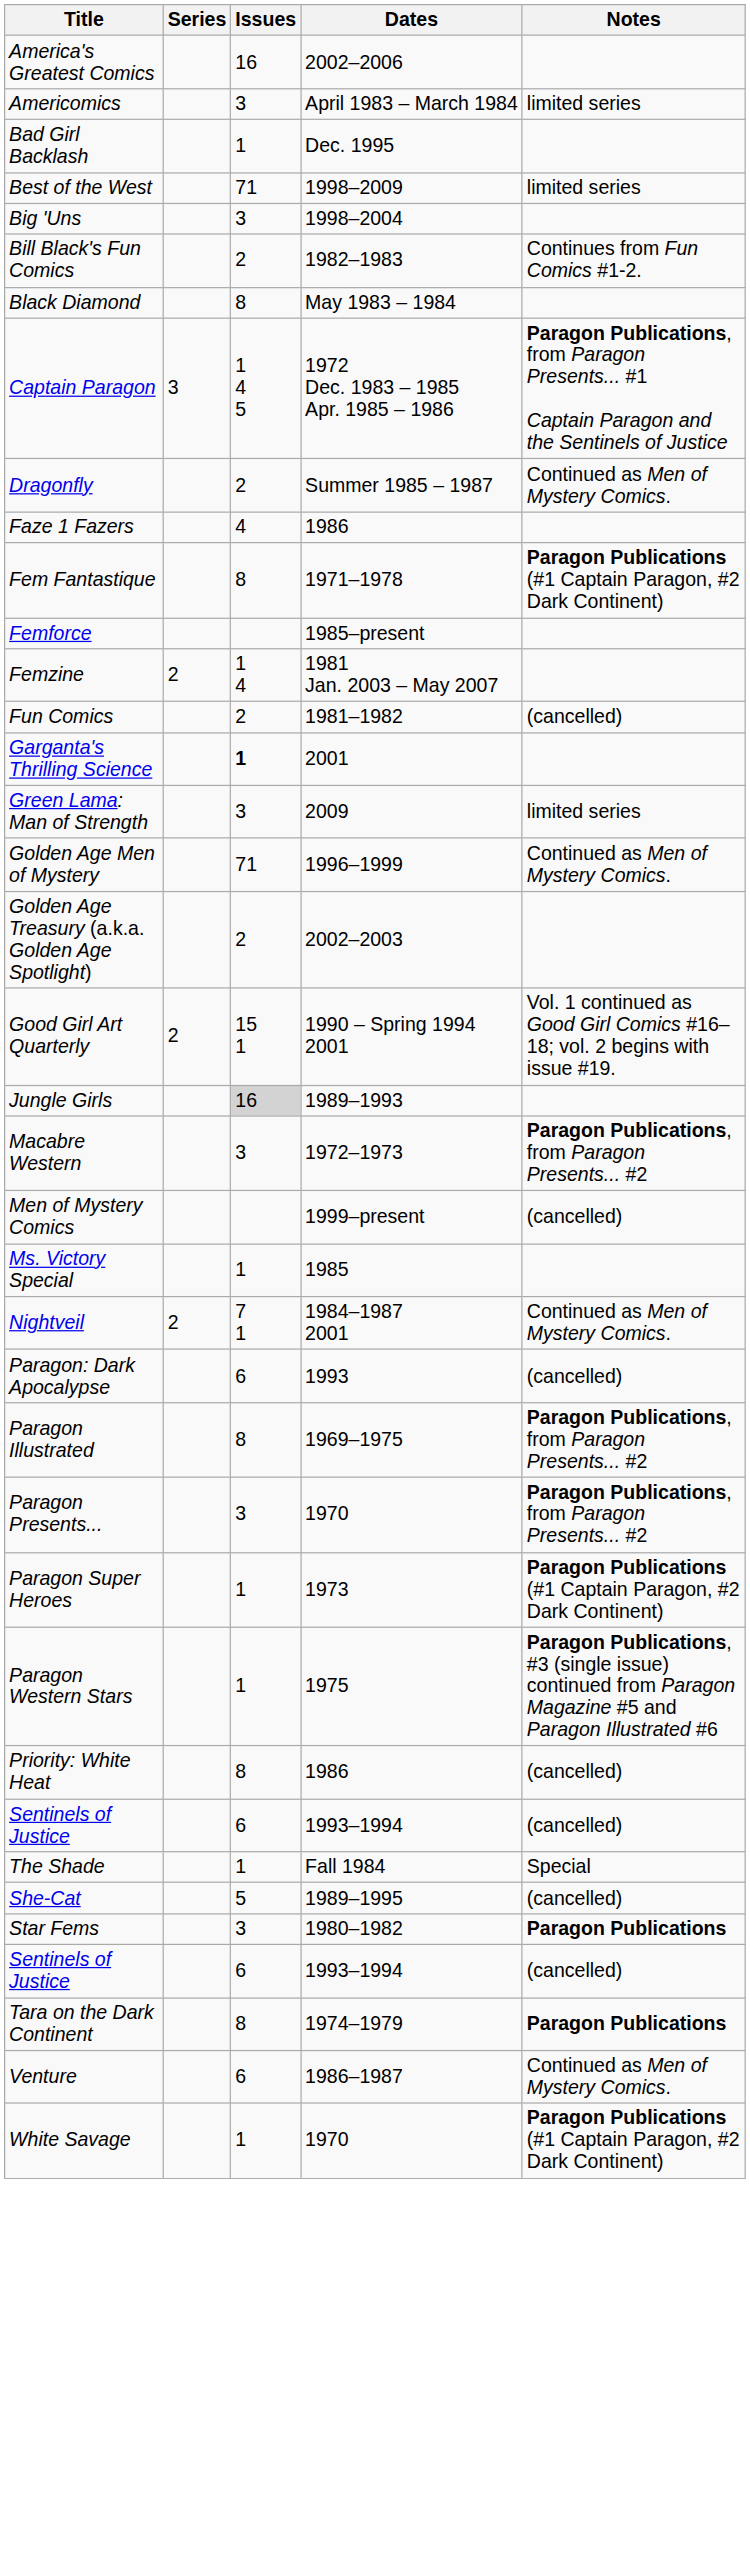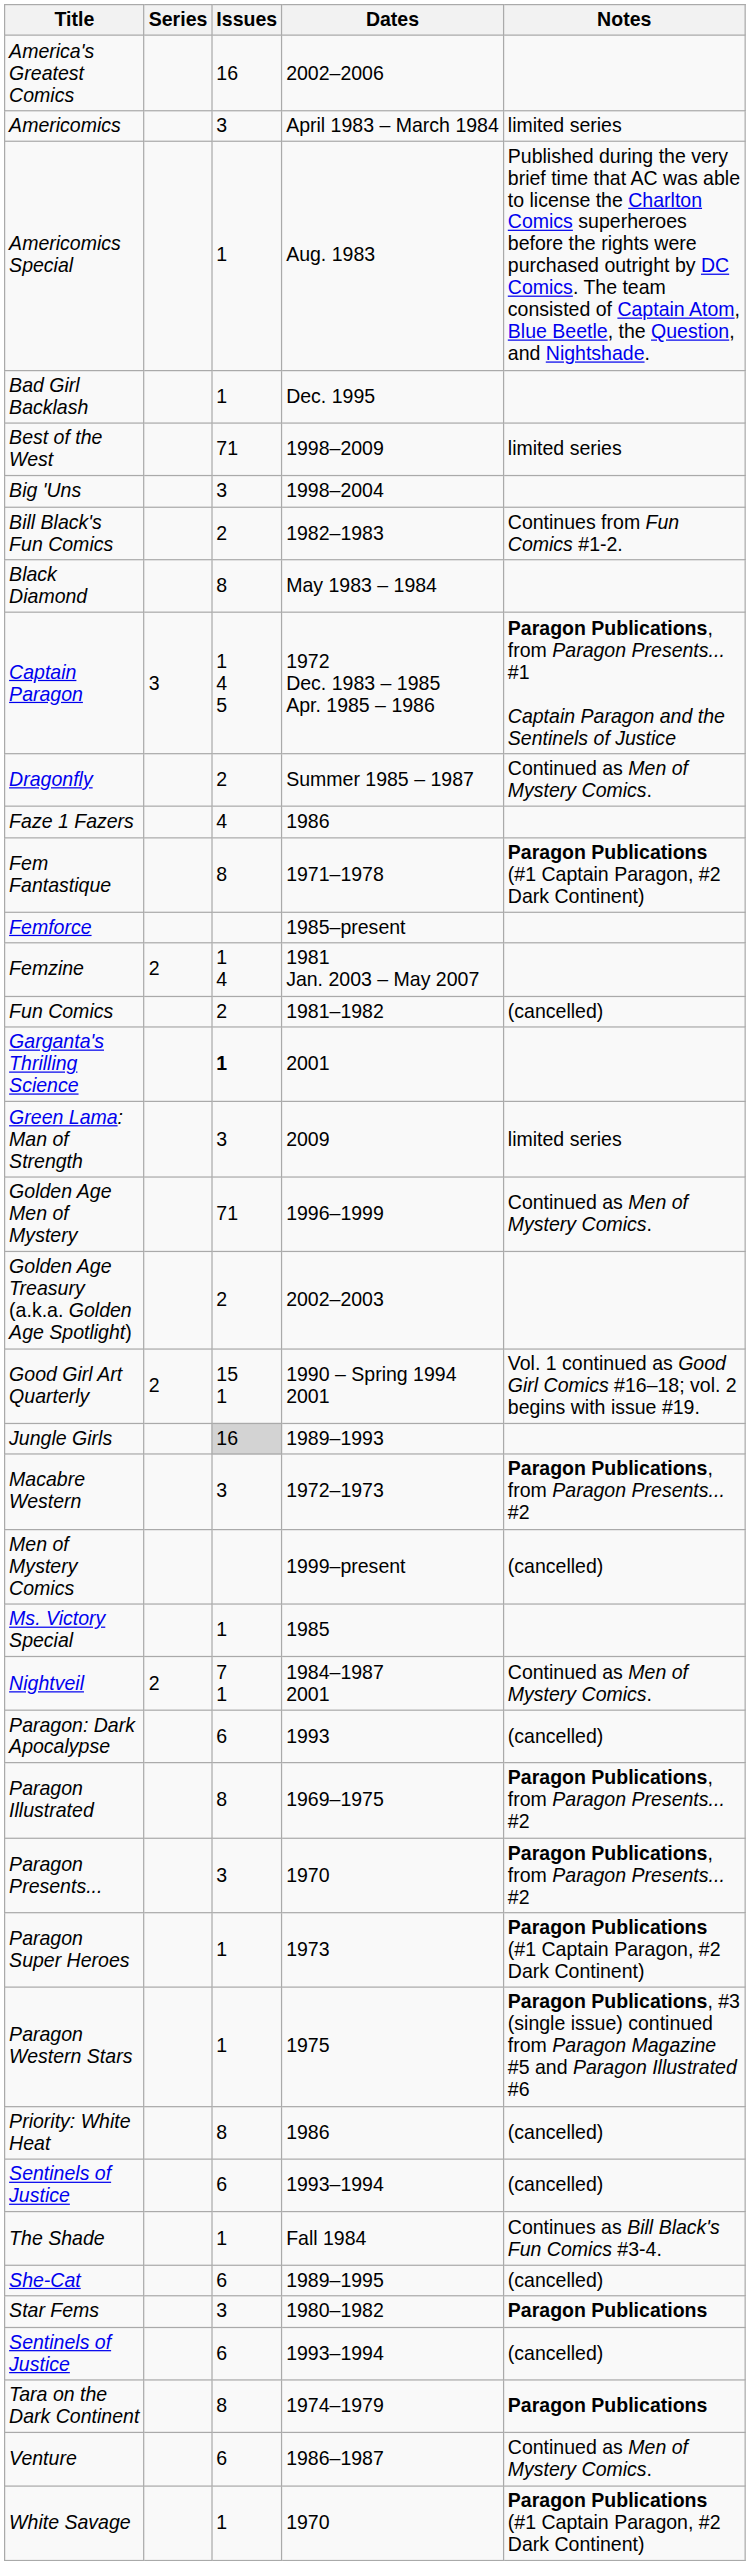+ row: (65, 255)
(559, 1867) Special -> (614, 2238) Continues as Bill Black's Fun Comics #3-4.
(241, 1898) 5 -> (222, 2280) 6
